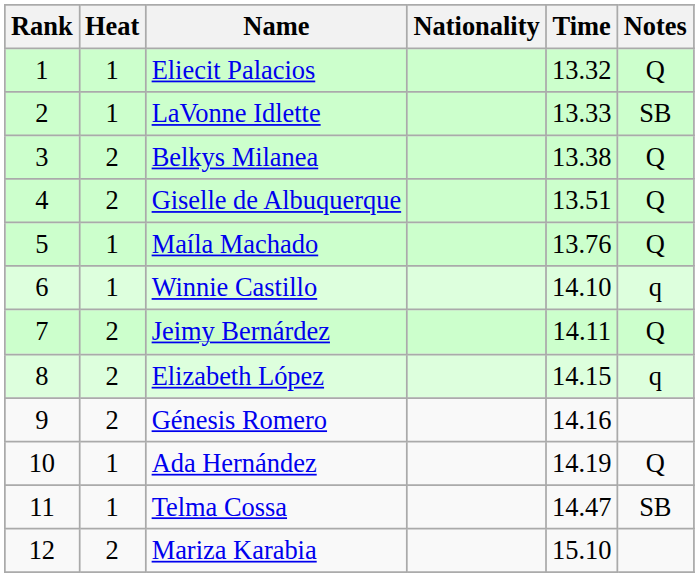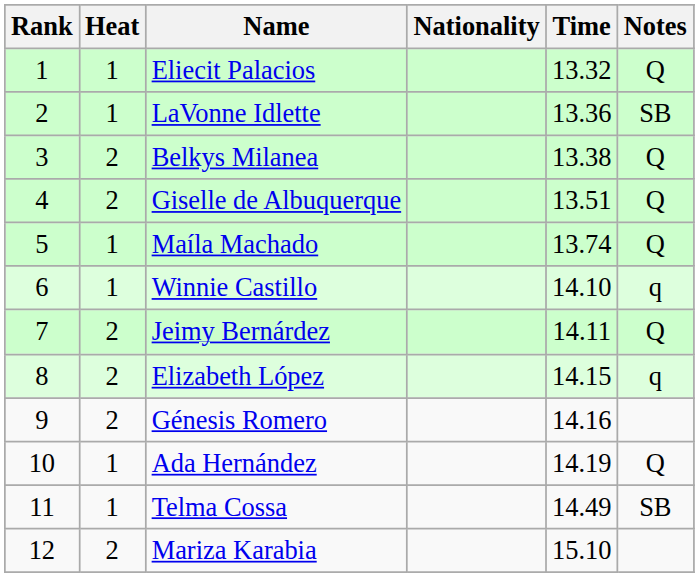(582, 113) 13.33 -> (582, 113) 13.36
(582, 244) 13.76 -> (582, 244) 13.74
(582, 506) 14.47 -> (582, 506) 14.49
